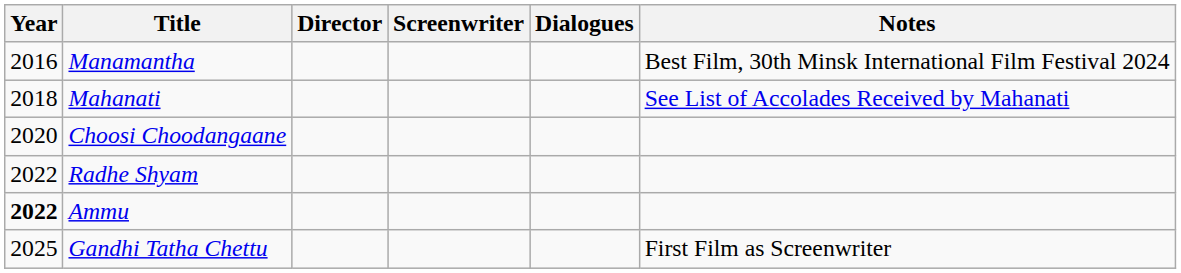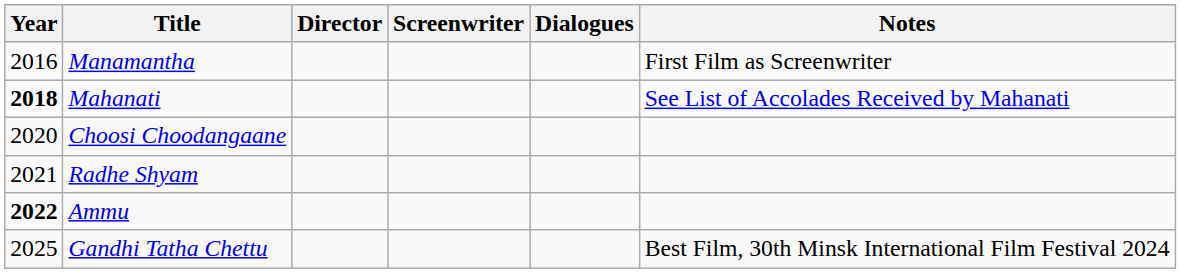(907, 60) Best Film, 30th Minsk International Film Festival 2024 -> (768, 60) First Film as Screenwriter
(34, 98) normal -> (34, 98) bold
(34, 173) 2022 -> (34, 173) 2021
(768, 248) First Film as Screenwriter -> (907, 248) Best Film, 30th Minsk International Film Festival 2024
